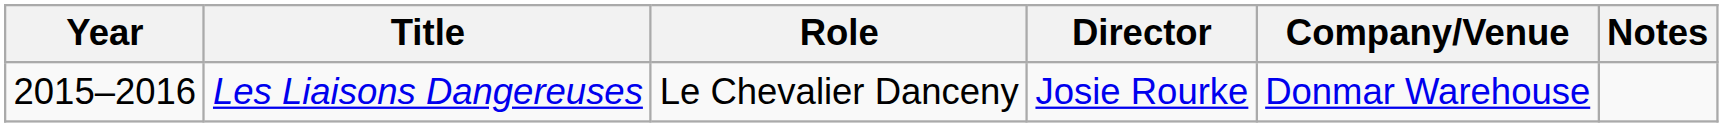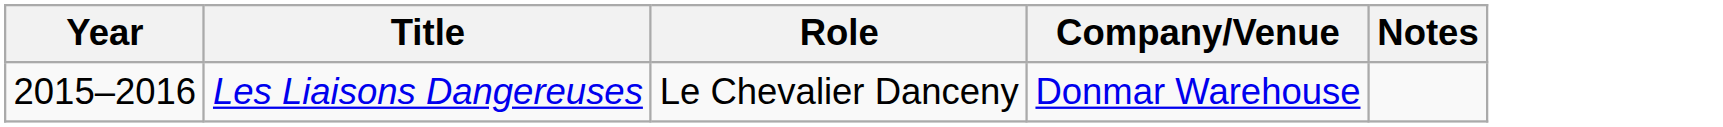- column: (1142, 33)
